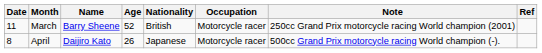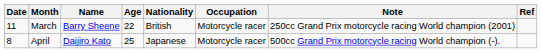(129, 26) 52 -> (129, 26) 22
(129, 40) 26 -> (129, 40) 25
